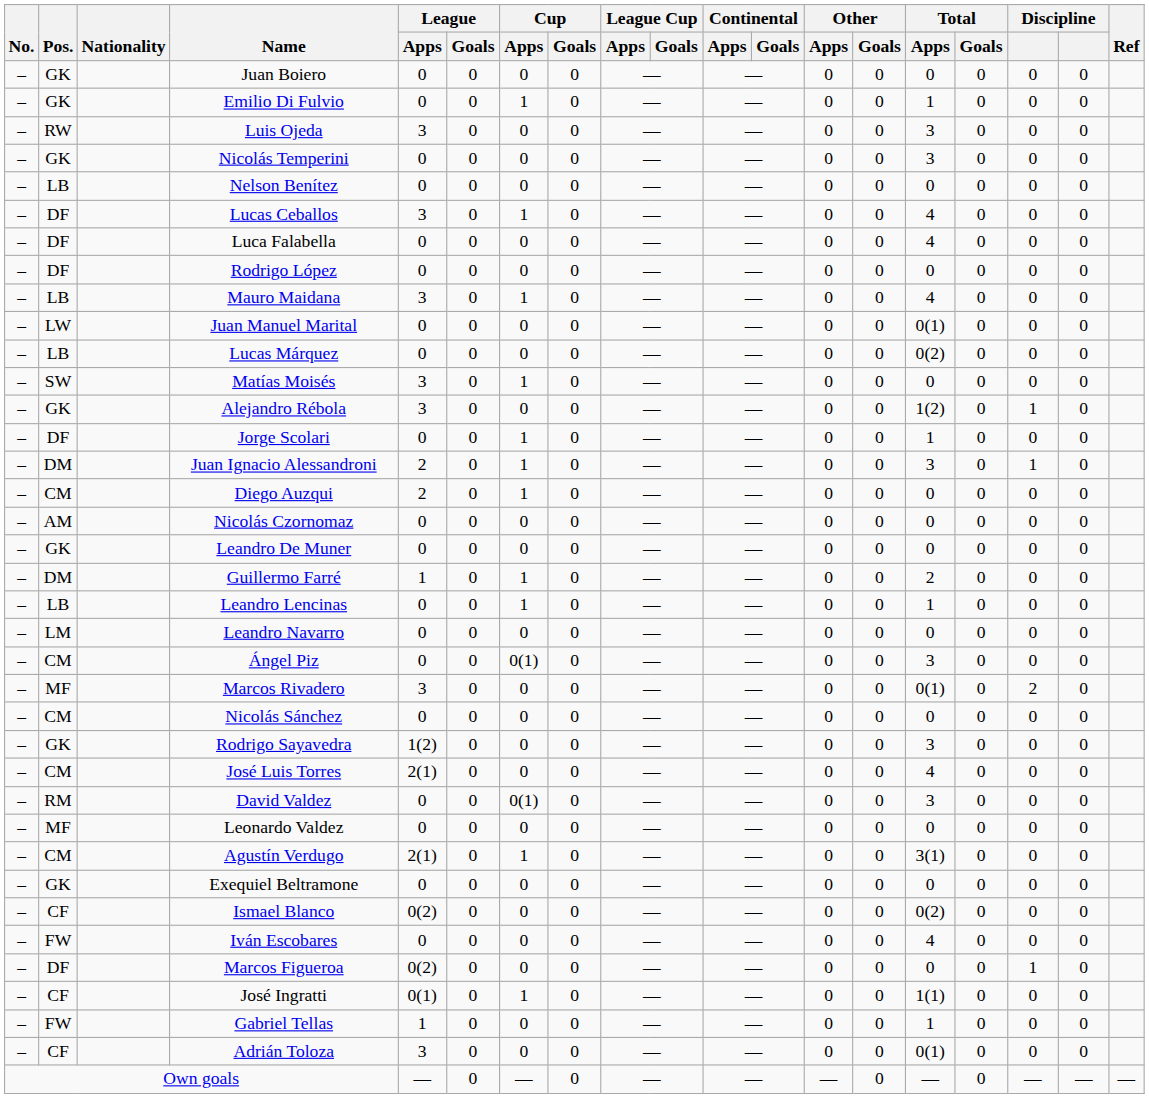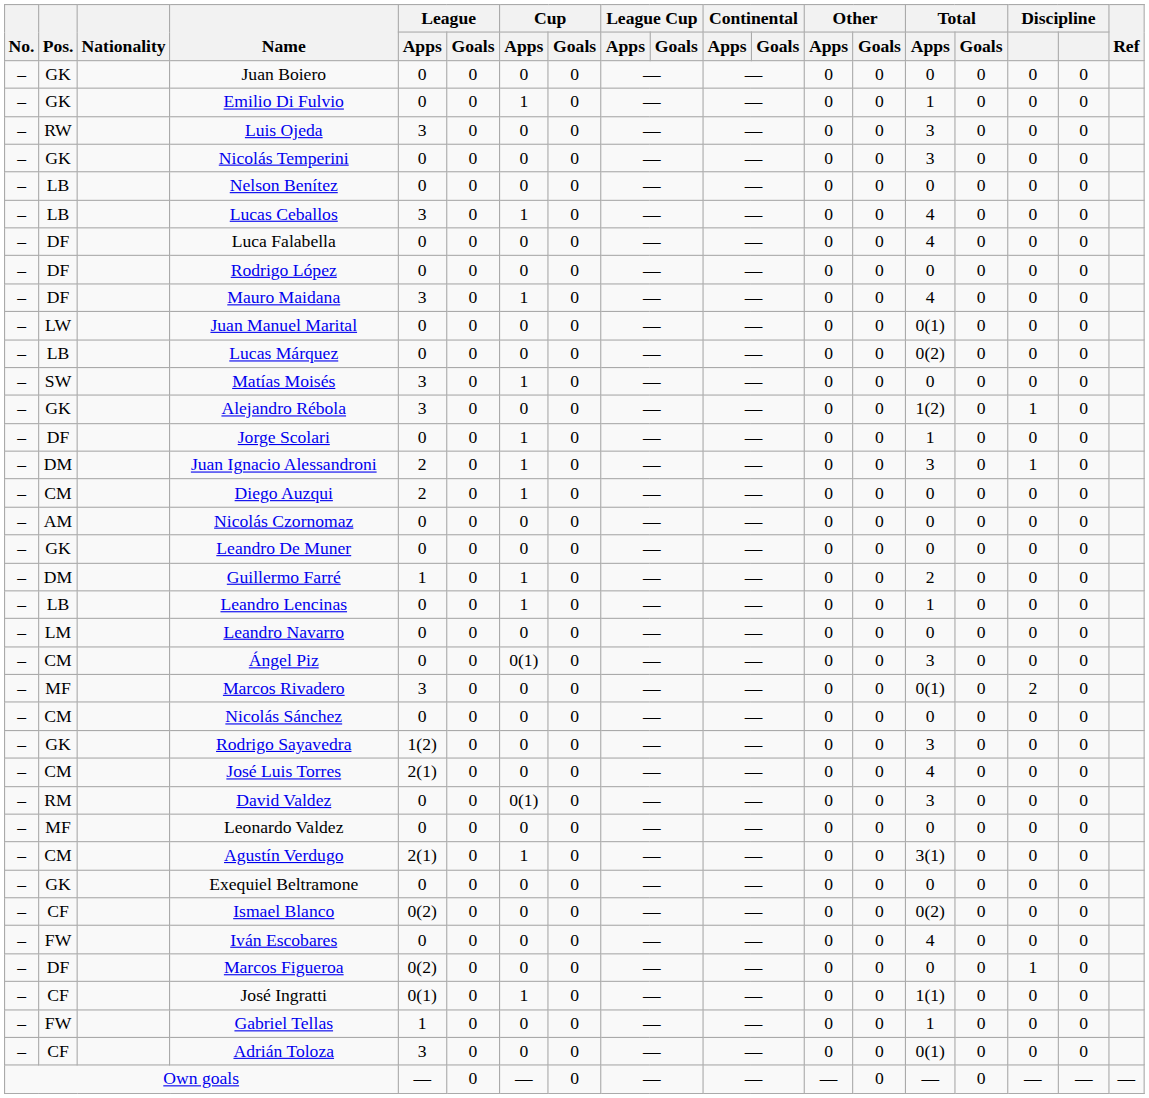(58, 213) DF -> (58, 213) LB
(58, 297) LB -> (58, 297) DF
